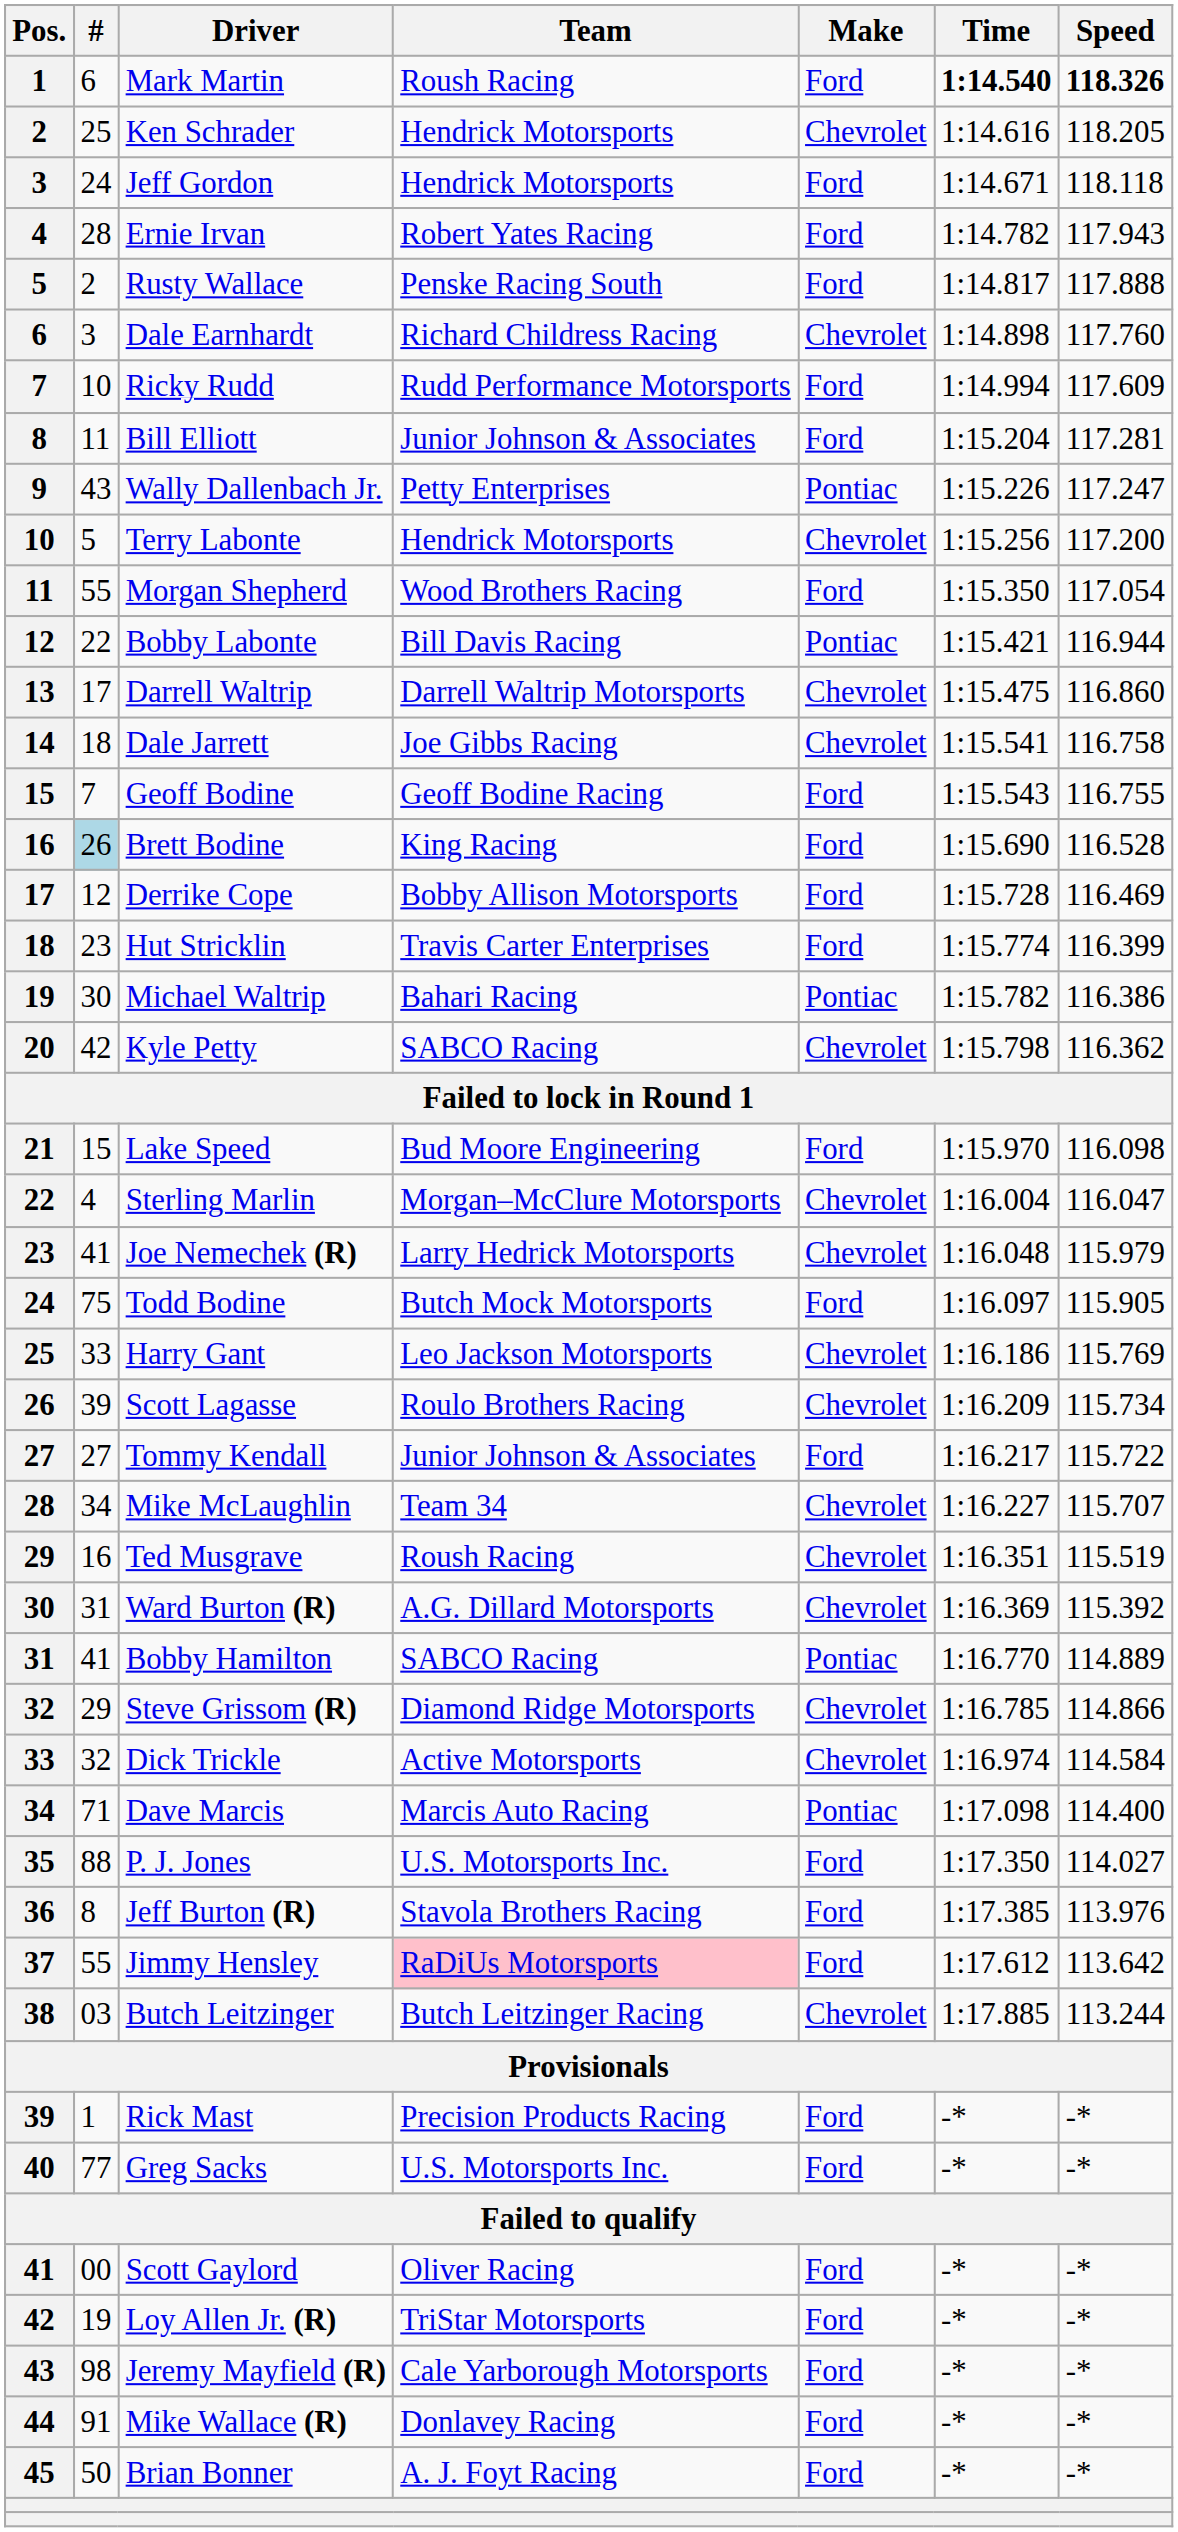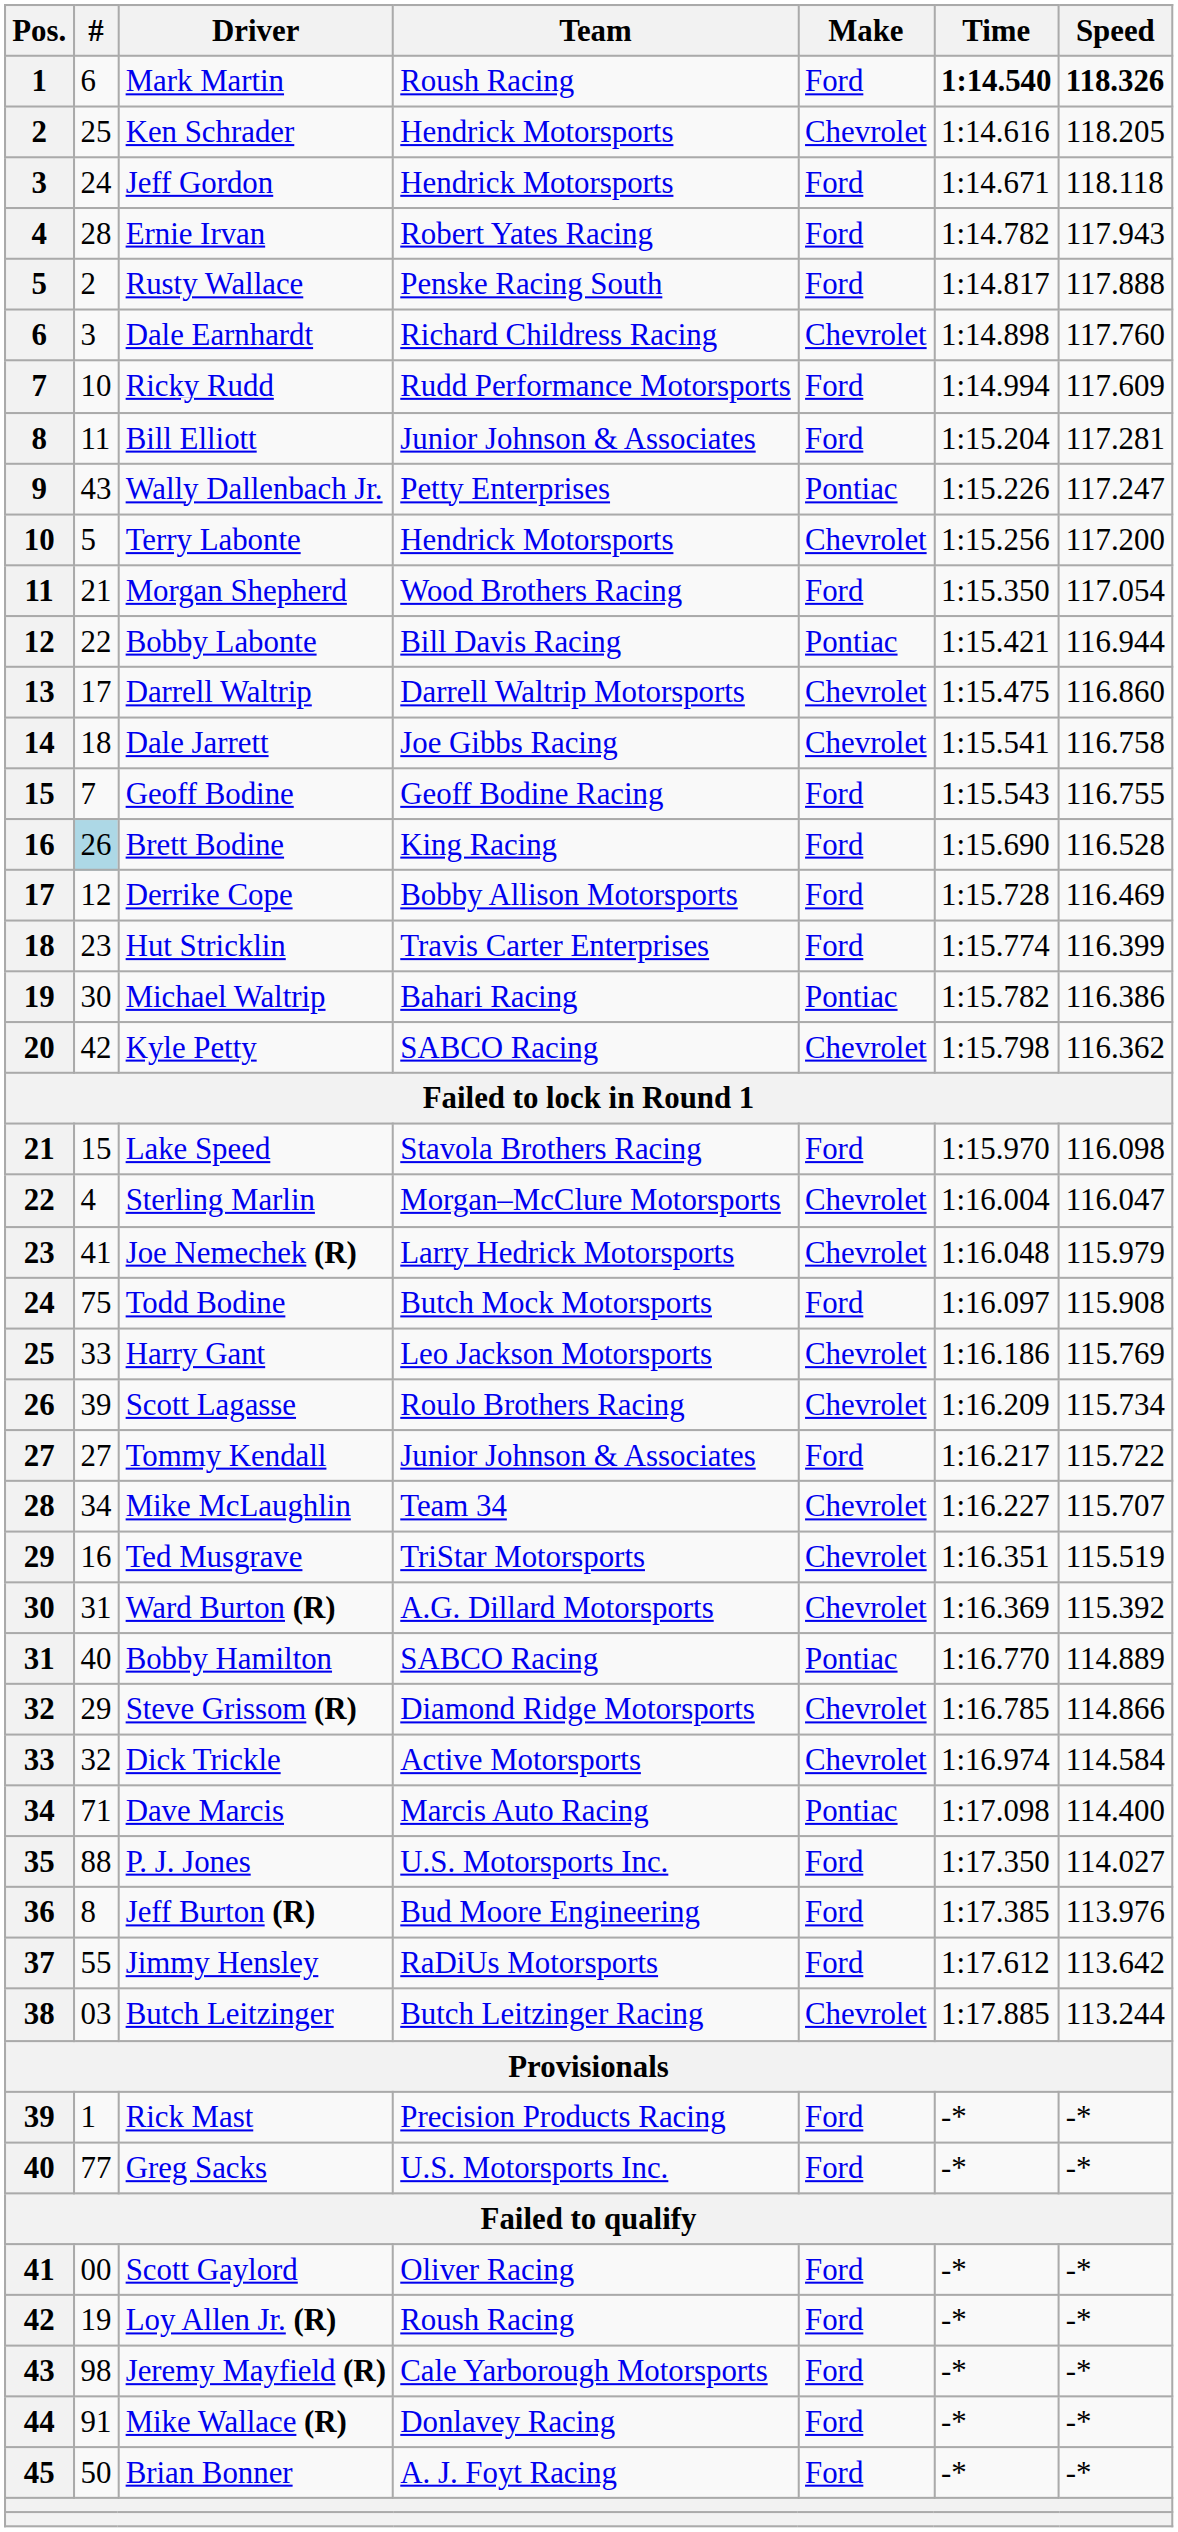(96, 589) 55 -> (96, 589) 21
(550, 1149) Bud Moore Engineering -> (551, 1149) Stavola Brothers Racing
(1115, 1302) 115.905 -> (1115, 1302) 115.908
(487, 1556) Roush Racing -> (523, 1556) TriStar Motorsports
(96, 1658) 41 -> (96, 1658) 40
(551, 1912) Stavola Brothers Racing -> (550, 1912) Bud Moore Engineering
(529, 1963) pink background -> (529, 1963) no background
(523, 2319) TriStar Motorsports -> (487, 2319) Roush Racing
